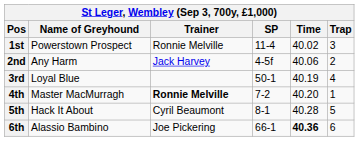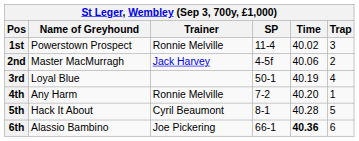(54, 62) Any Harm -> (78, 62) Master MacMurragh
(78, 95) Master MacMurragh -> (54, 95) Any Harm
(191, 95) bold -> (188, 95) normal
